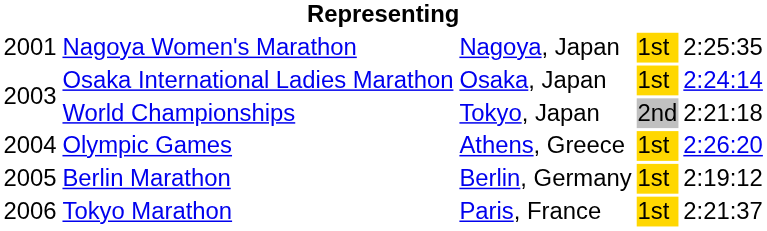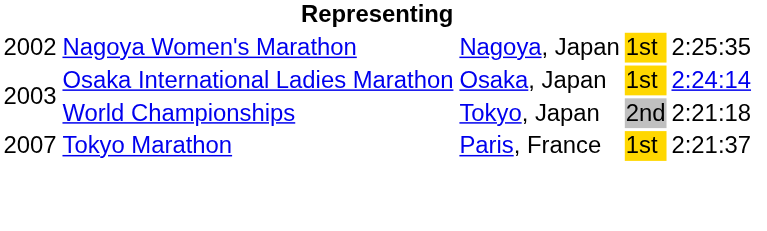(30, 47) 2001 -> (30, 47) 2002
- row: (147, 145)
- row: (147, 178)
(30, 211) 2006 -> (30, 145) 2007
